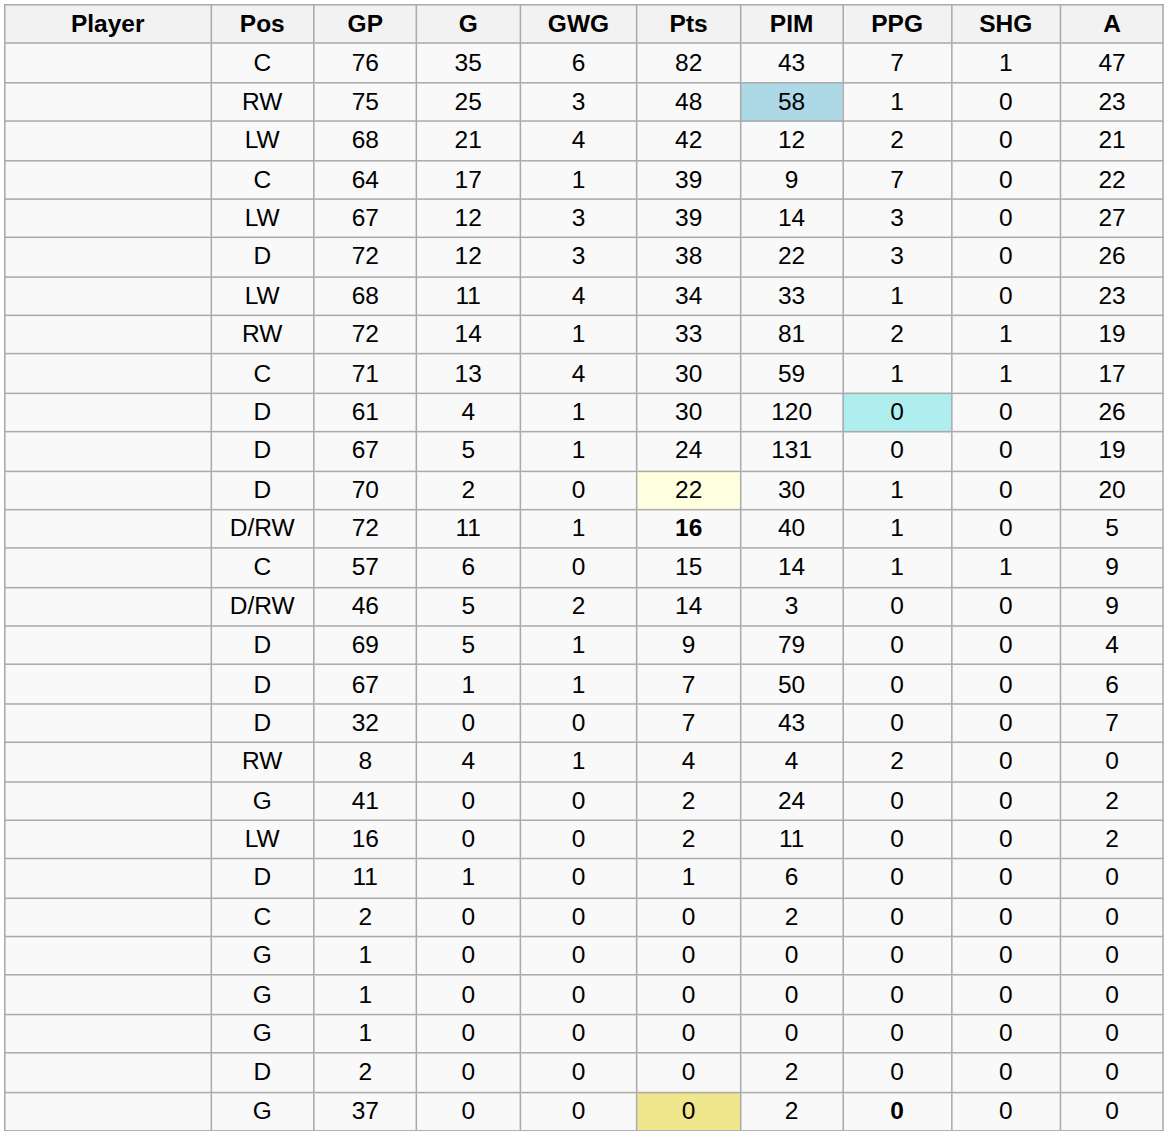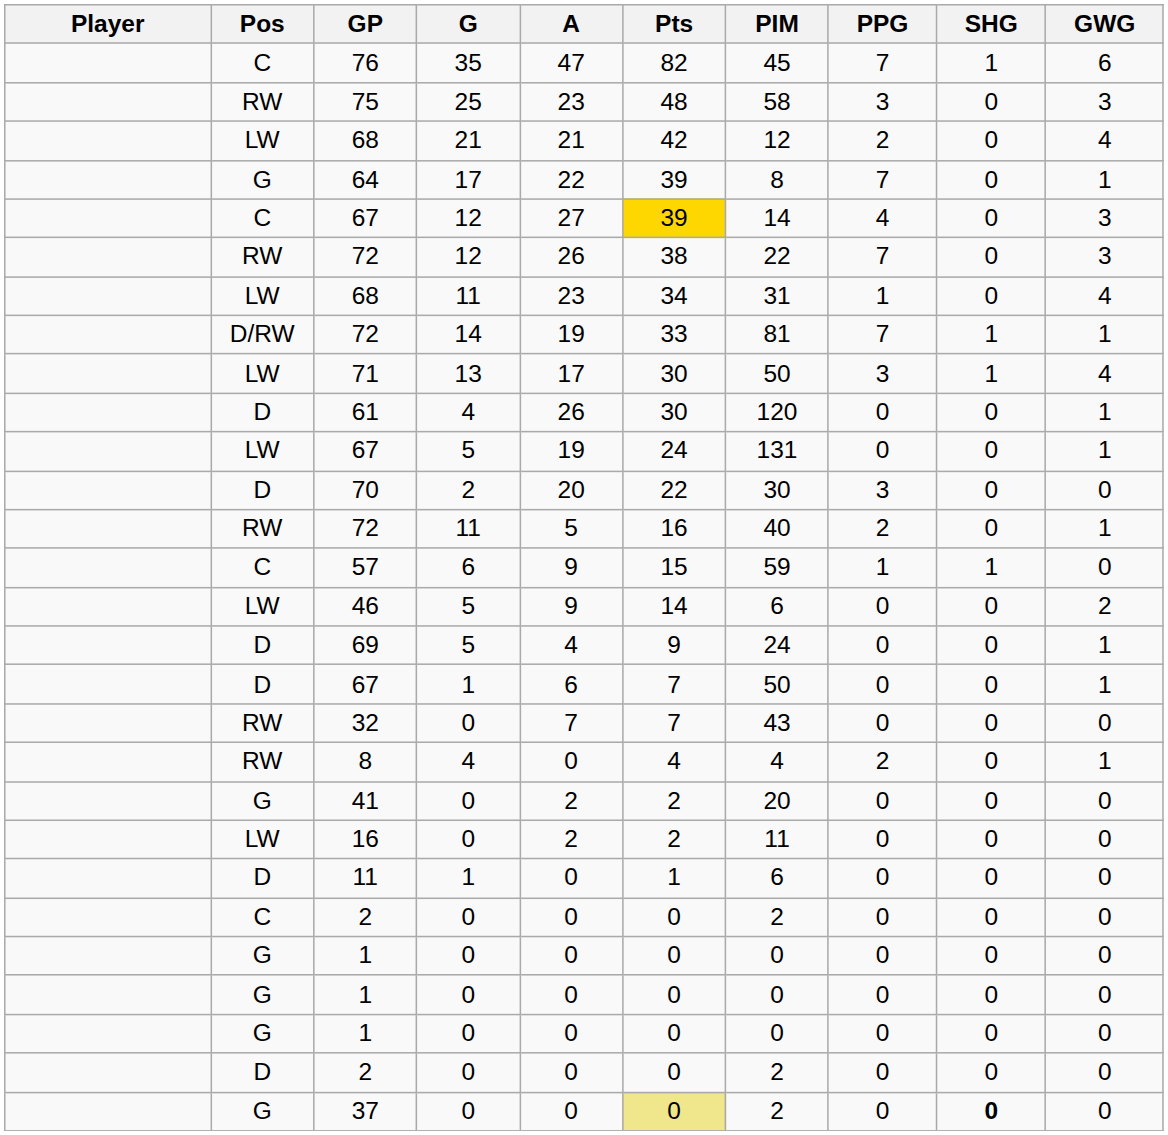columns swapped: (1112, 23) <-> (578, 23)
(792, 62) 43 -> (777, 62) 45
(792, 101) lightblue background -> (777, 101) no background
(897, 101) 1 -> (883, 101) 3
(262, 179) C -> (262, 179) G
(792, 179) 9 -> (777, 179) 8
(262, 218) LW -> (262, 218) C
(689, 218) no background -> (674, 218) gold background
(897, 218) 3 -> (883, 218) 4
(262, 256) D -> (262, 256) RW
(897, 256) 3 -> (883, 256) 7
(792, 295) 33 -> (777, 295) 31
(262, 334) RW -> (262, 334) D/RW
(897, 334) 2 -> (883, 334) 7
(262, 373) C -> (262, 373) LW
(792, 373) 59 -> (777, 373) 50
(897, 373) 1 -> (883, 373) 3
(897, 412) paleturquoise background -> (883, 412) no background
(262, 450) D -> (262, 450) LW
(689, 489) lightyellow background -> (674, 489) no background
(897, 489) 1 -> (883, 489) 3
(262, 528) D/RW -> (262, 528) RW
(689, 528) bold -> (674, 528) normal
(897, 528) 1 -> (883, 528) 2
(792, 567) 14 -> (777, 567) 59
(262, 606) D/RW -> (262, 606) LW
(792, 606) 3 -> (777, 606) 6
(792, 645) 79 -> (777, 645) 24
(262, 722) D -> (262, 722) RW
(792, 800) 24 -> (777, 800) 20
(897, 1110) bold -> (883, 1110) normal
(1006, 1110) normal -> (991, 1110) bold
